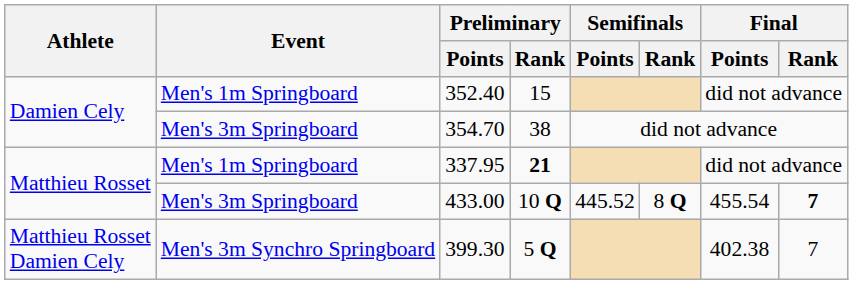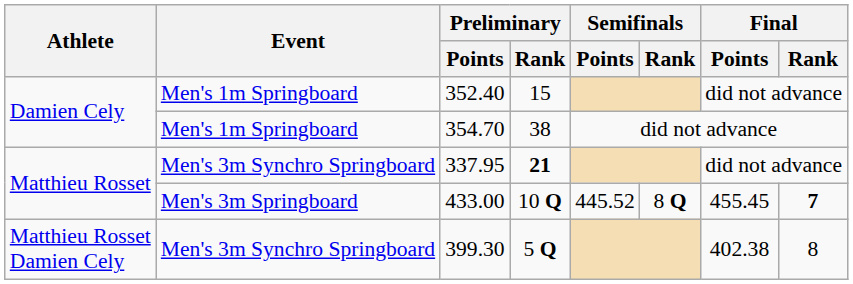(259, 129) Men's 3m Springboard -> (259, 129) Men's 1m Springboard
(259, 165) Men's 1m Springboard -> (298, 165) Men's 3m Synchro Springboard
(740, 200) 455.54 -> (740, 200) 455.45
(813, 249) 7 -> (813, 249) 8
